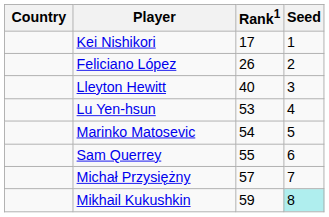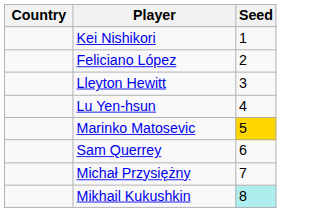- column: (260, 17)
(291, 132) no background -> (243, 128) gold background
